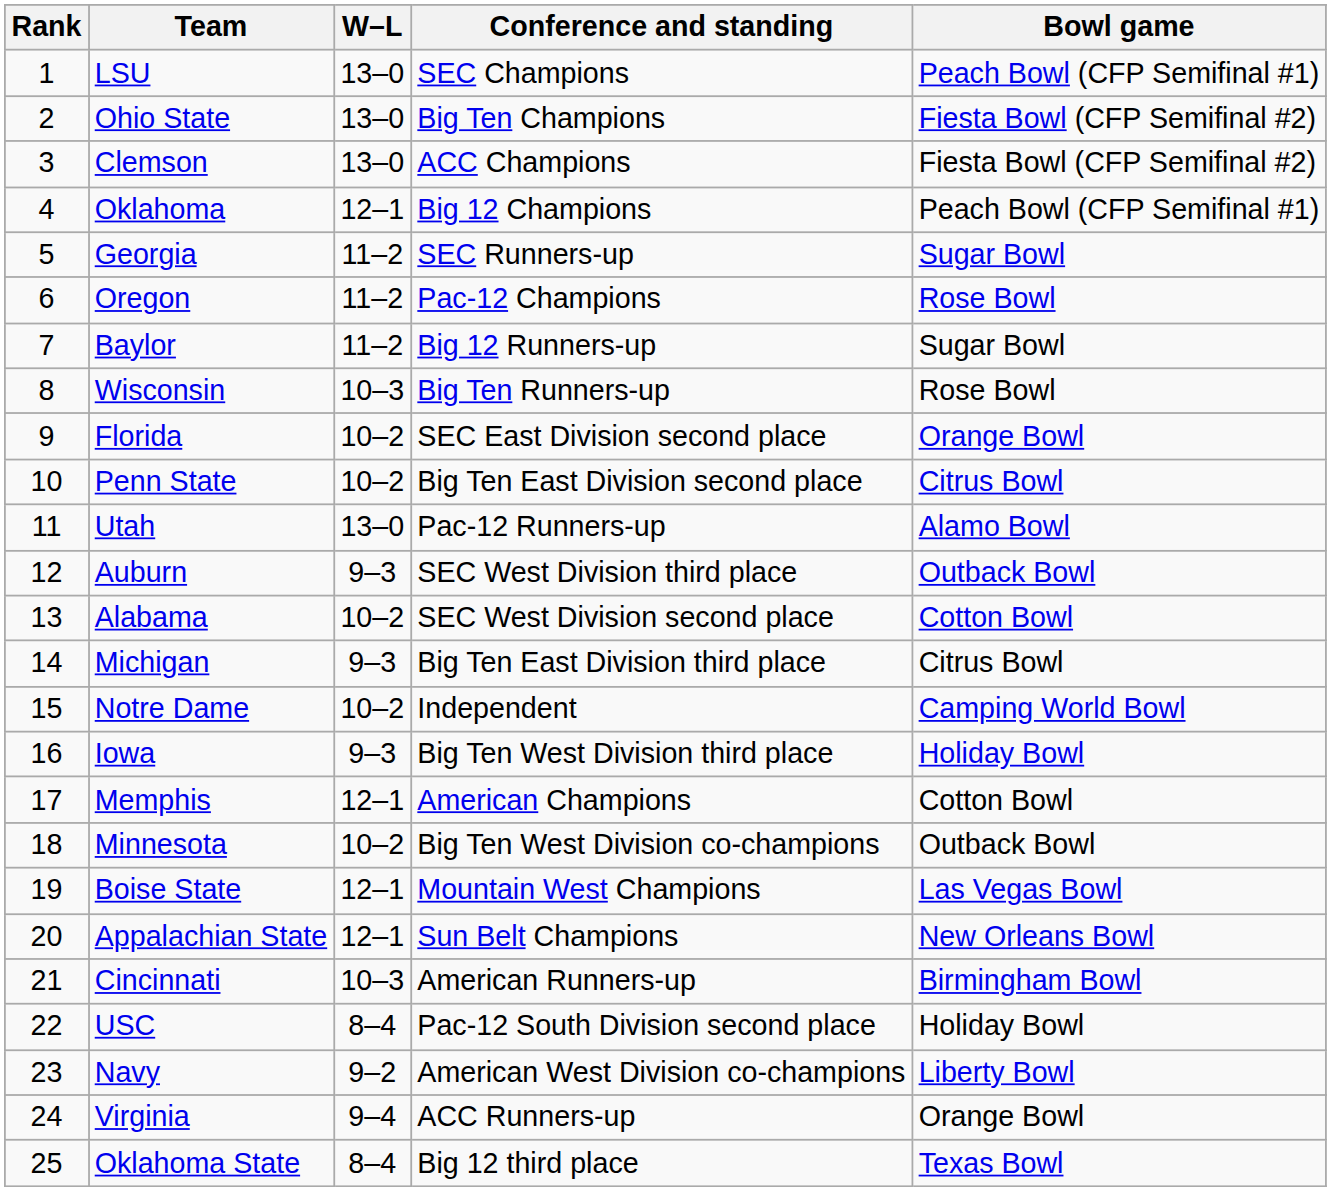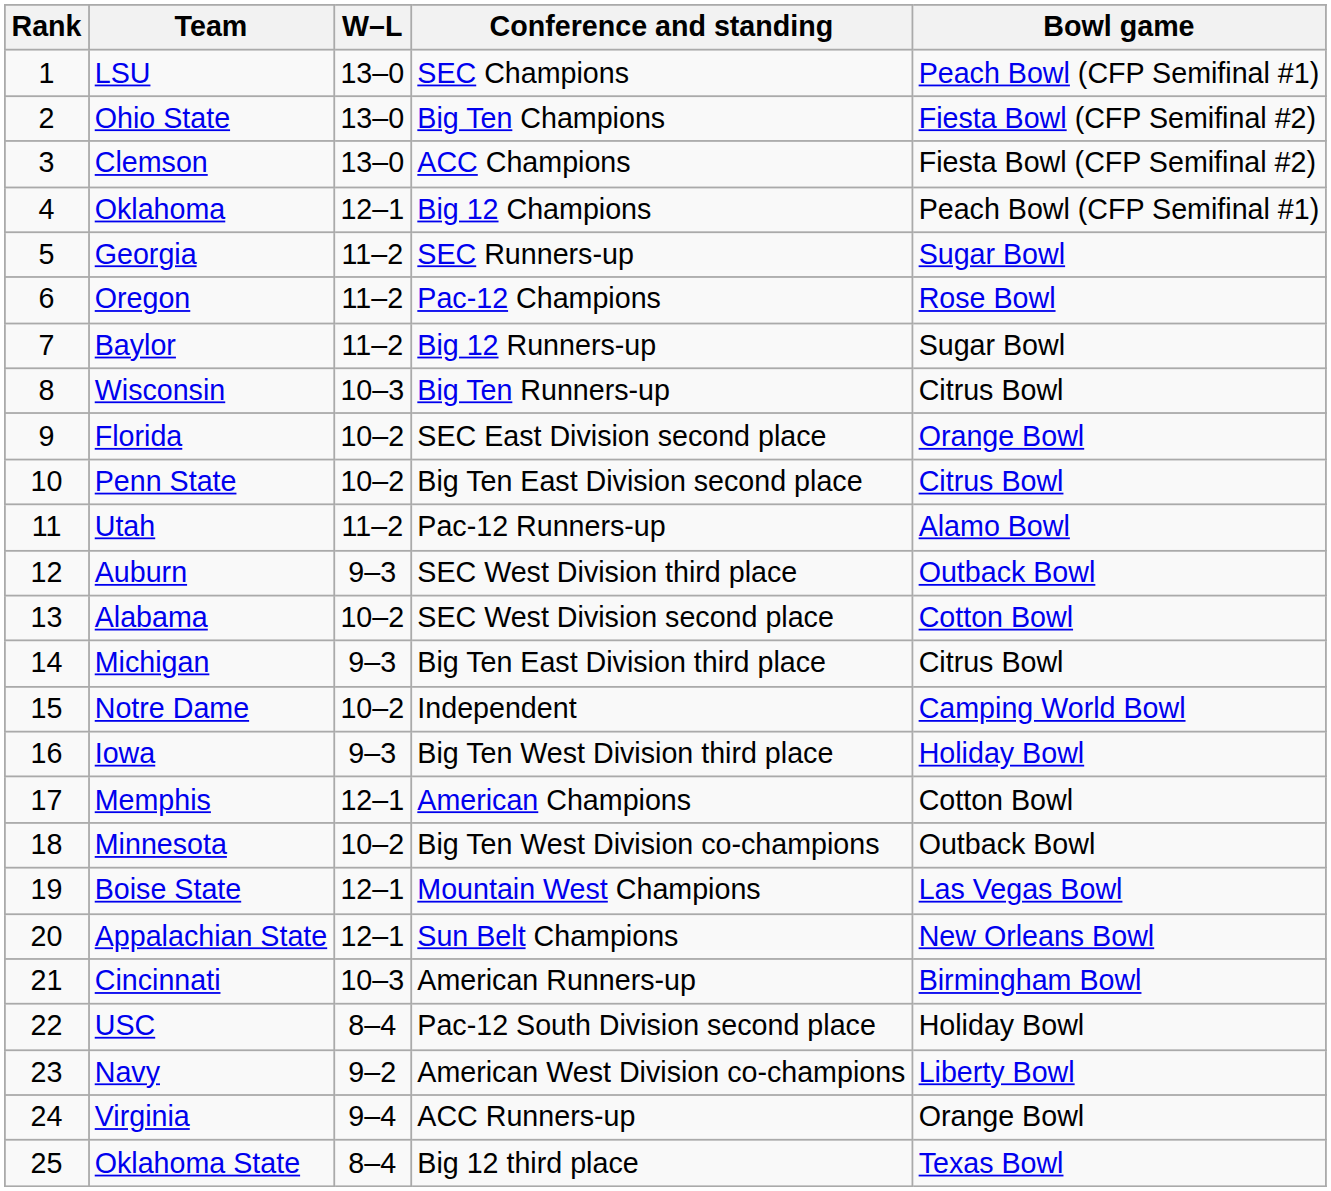(987, 390) Rose Bowl -> (991, 390) Citrus Bowl
(372, 526) 13–0 -> (372, 526) 11–2
